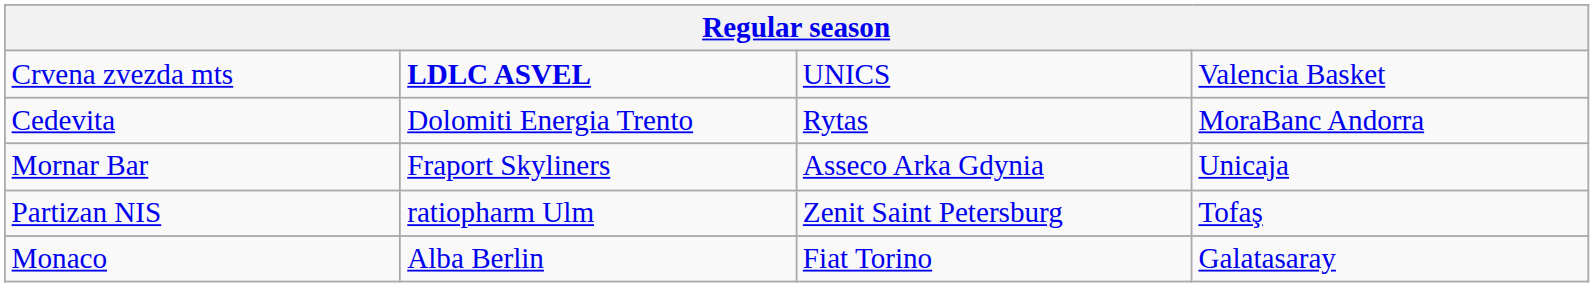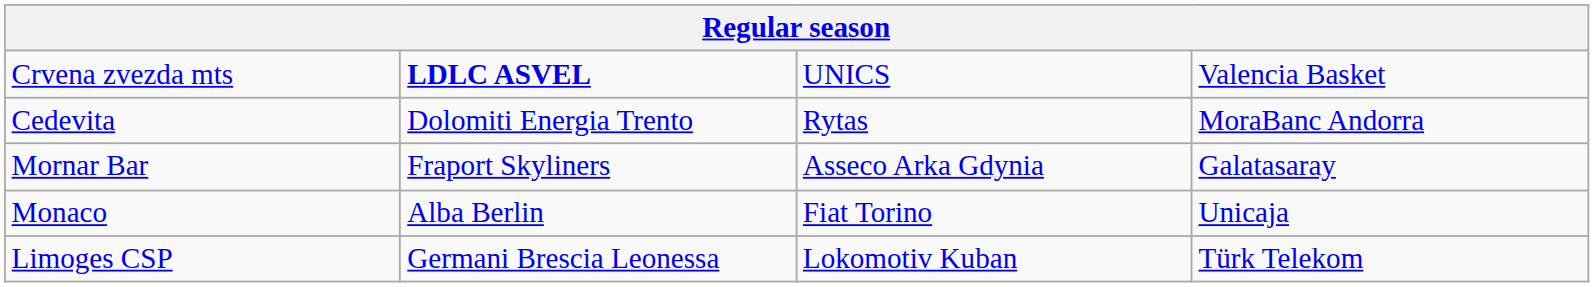(1244, 166) Unicaja -> (1267, 166) Galatasaray
- row: (86, 212)
(1267, 258) Galatasaray -> (1244, 212) Unicaja
+ row: (92, 258)
